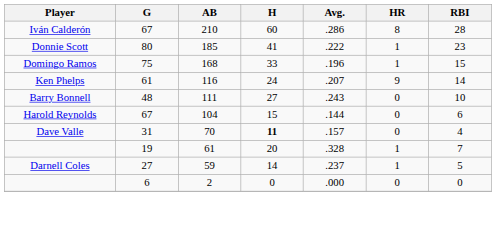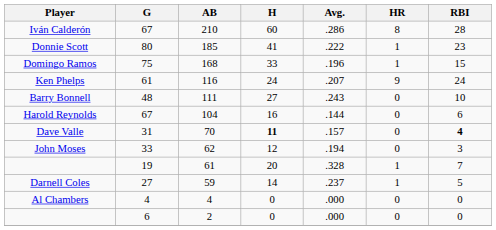(460, 81) 14 -> (460, 81) 24
(272, 115) 15 -> (272, 115) 16
(460, 132) normal -> (460, 132) bold
+ row: (60, 149)
+ row: (60, 200)
